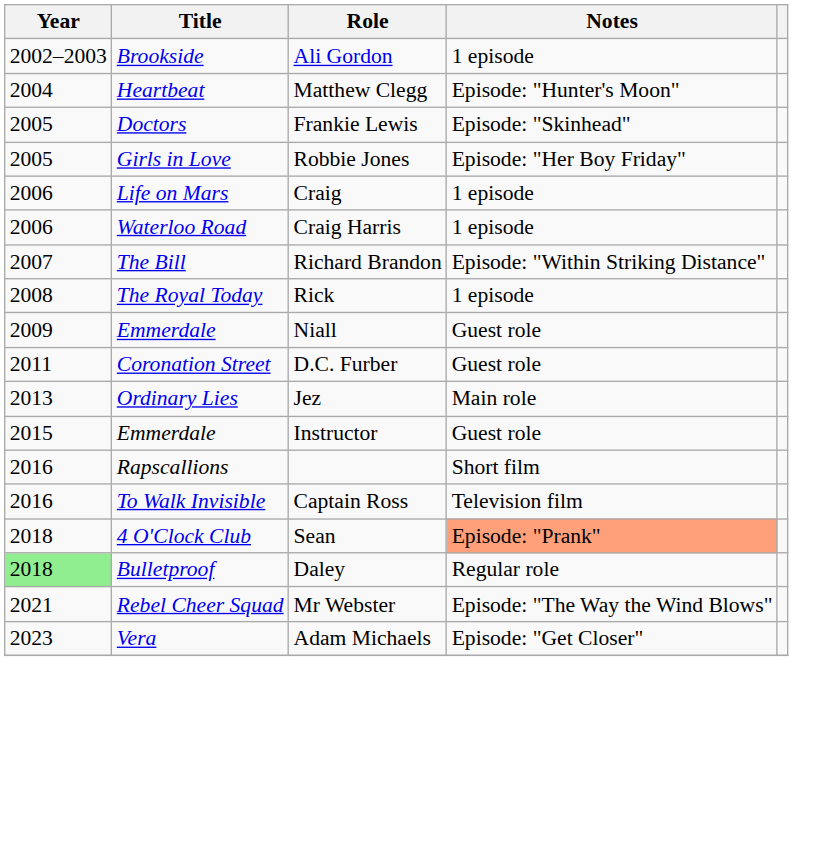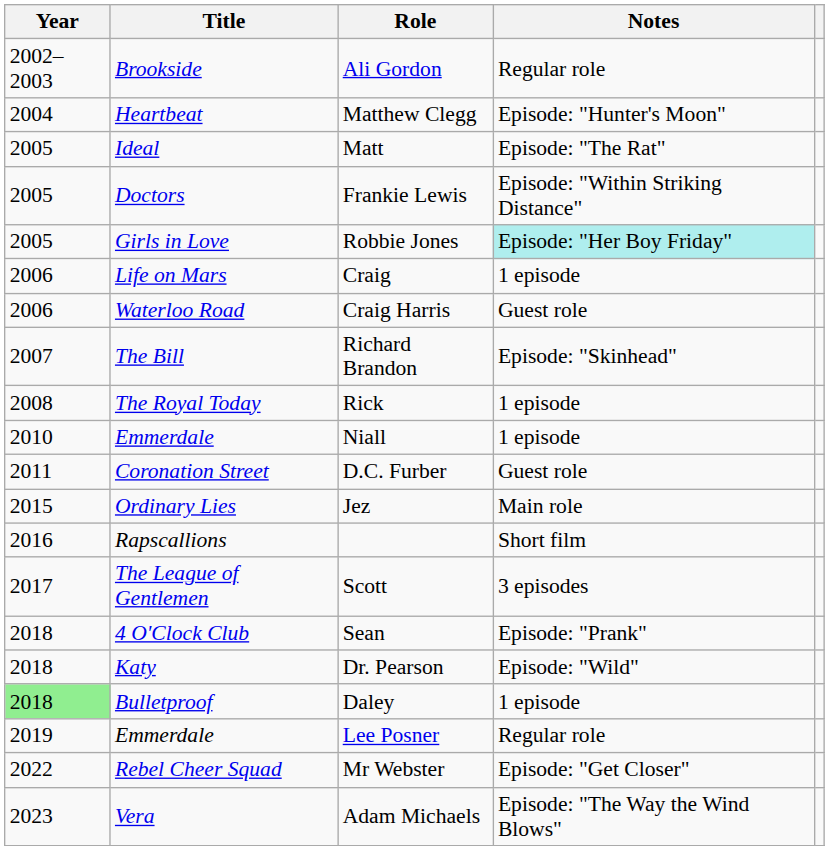(493, 55) 1 episode -> (552, 68) Regular role
+ row: (137, 148)
(541, 124) Episode: "Skinhead" -> (610, 195) Episode: "Within Striking Distance"
(569, 158) no background -> (615, 241) paleturquoise background
(493, 227) 1 episode -> (543, 310) Guest role
(609, 261) Episode: "Within Striking Distance" -> (587, 356) Episode: "Skinhead"
(31, 329) 2009 -> (31, 437) 2010
(496, 329) Guest role -> (539, 437) 1 episode
(31, 398) 2013 -> (31, 505) 2015
- row: (166, 432)
- row: (191, 501)
+ row: (177, 586)
(526, 535) lightsalmon background -> (572, 632) no background
+ row: (135, 666)
(505, 569) Regular role -> (539, 701) 1 episode
+ row: (164, 735)
(31, 603) 2021 -> (31, 769) 2022
(612, 603) Episode: "The Way the Wind Blows" -> (594, 769) Episode: "Get Closer"
(547, 638) Episode: "Get Closer" -> (624, 816) Episode: "The Way the Wind Blows"
